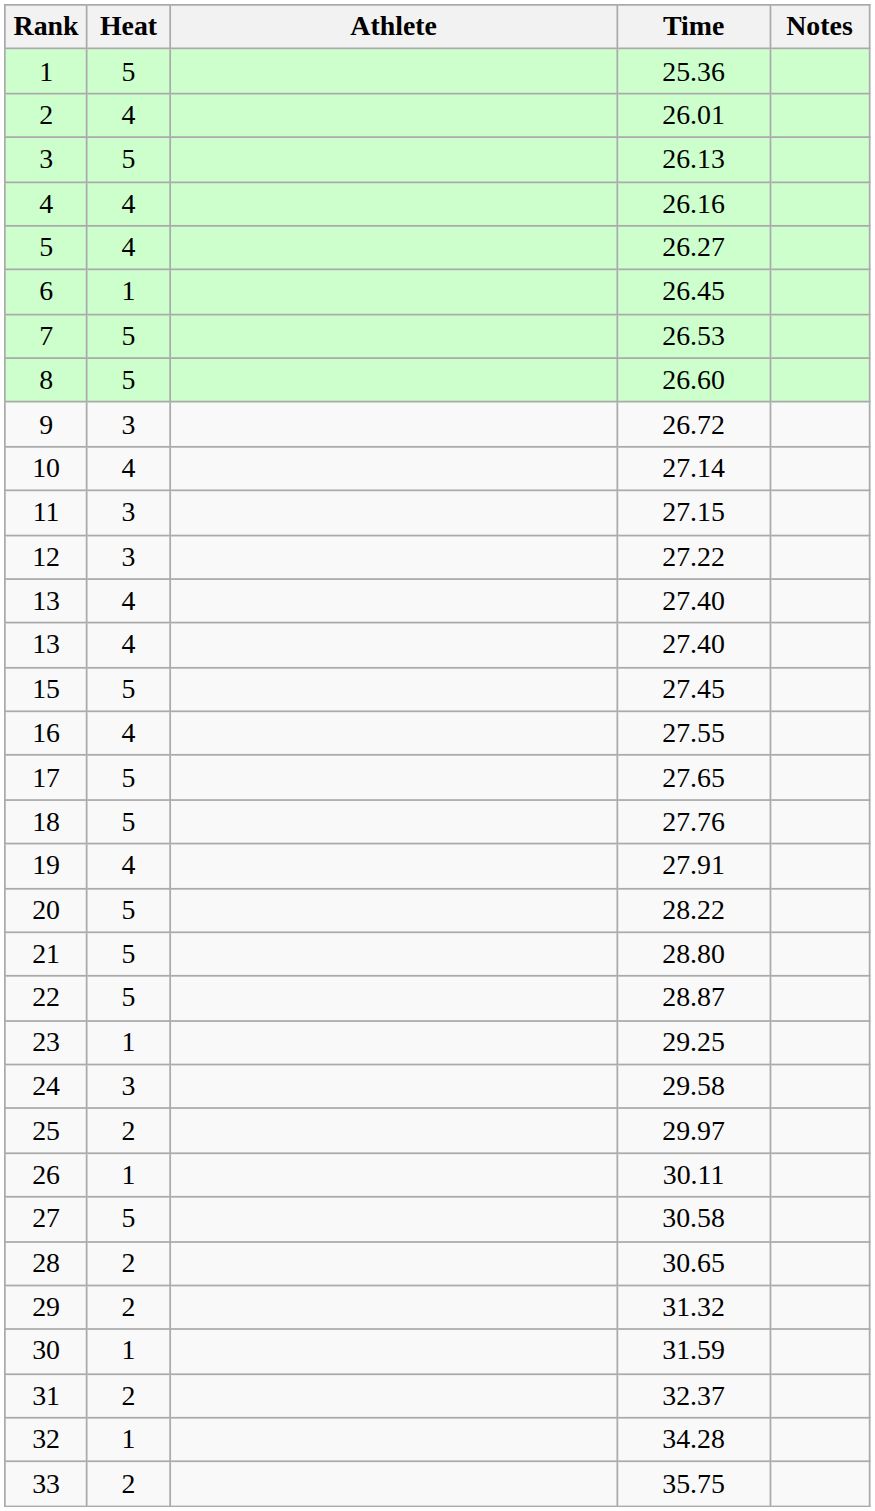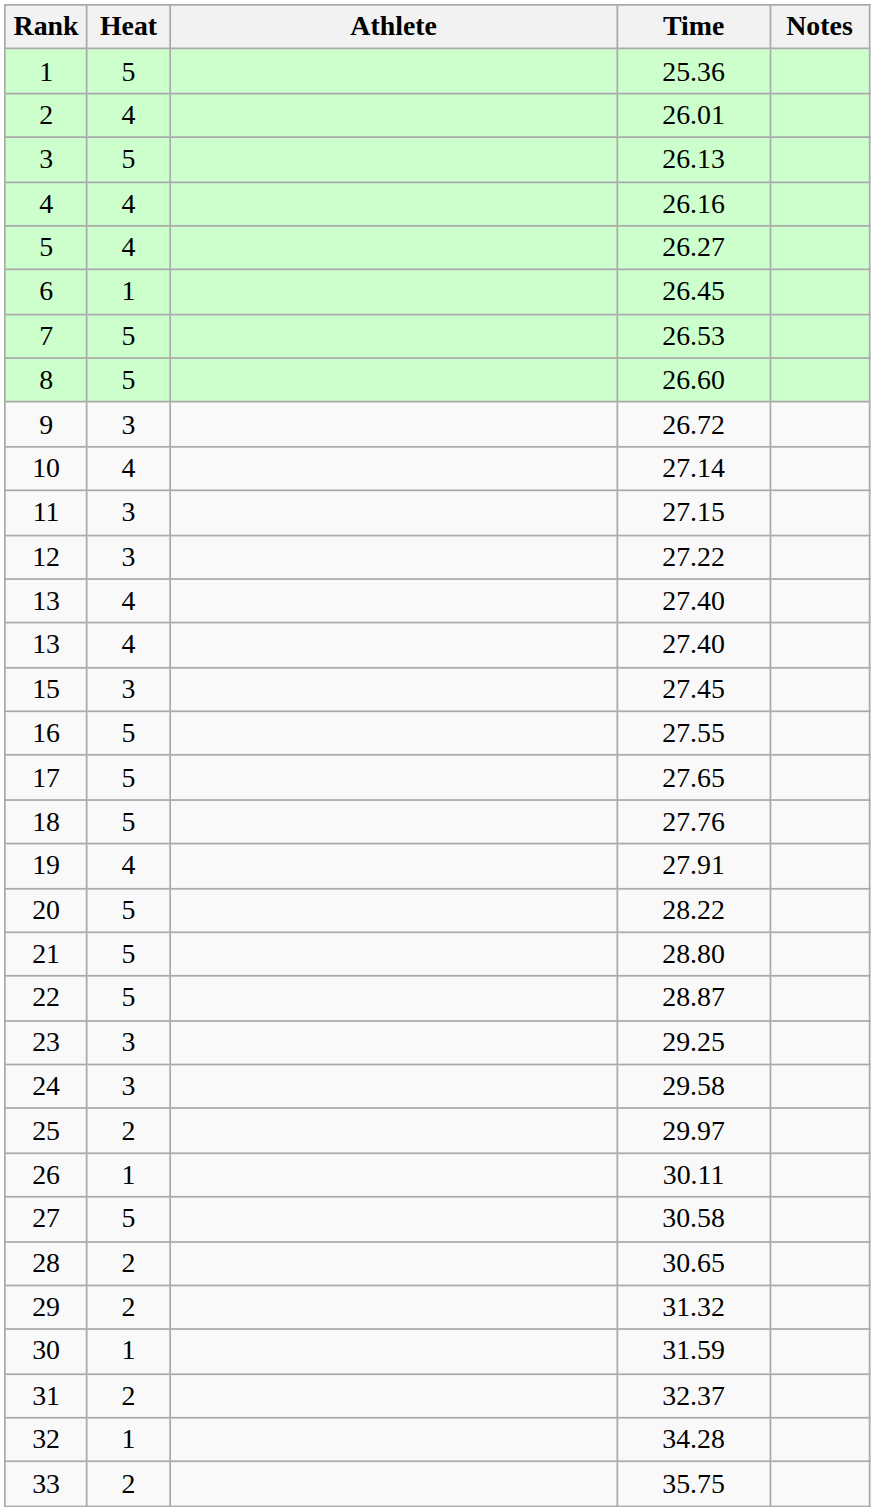(129, 688) 5 -> (129, 688) 3
(129, 733) 4 -> (129, 733) 5
(129, 1042) 1 -> (129, 1042) 3
